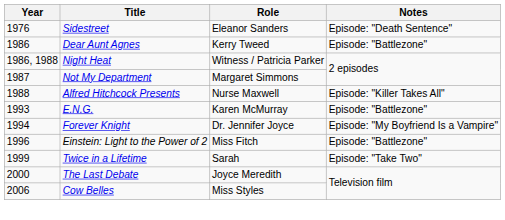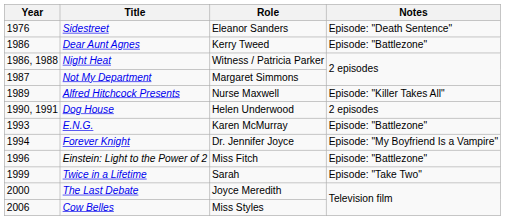(18, 93) 1988 -> (18, 93) 1989
+ row: (88, 110)
